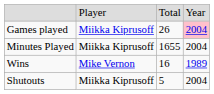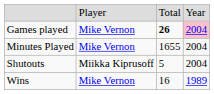(116, 30) Miikka Kiprusoff -> (107, 30) Mike Vernon
(164, 30) normal -> (164, 30) bold
(116, 47) Miikka Kiprusoff -> (107, 47) Mike Vernon
rows swapped: (18, 64) <-> (26, 81)
